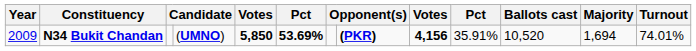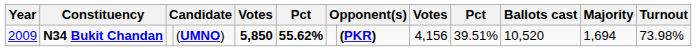(301, 35) 53.69% -> (301, 35) 55.62%
(431, 35) bold -> (431, 35) normal
(476, 35) 35.91% -> (476, 35) 39.51%
(662, 35) 74.01% -> (662, 35) 73.98%
